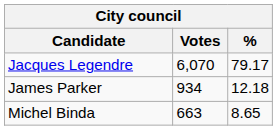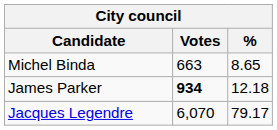rows swapped: (71, 64) <-> (51, 112)
(189, 88) normal -> (189, 88) bold
